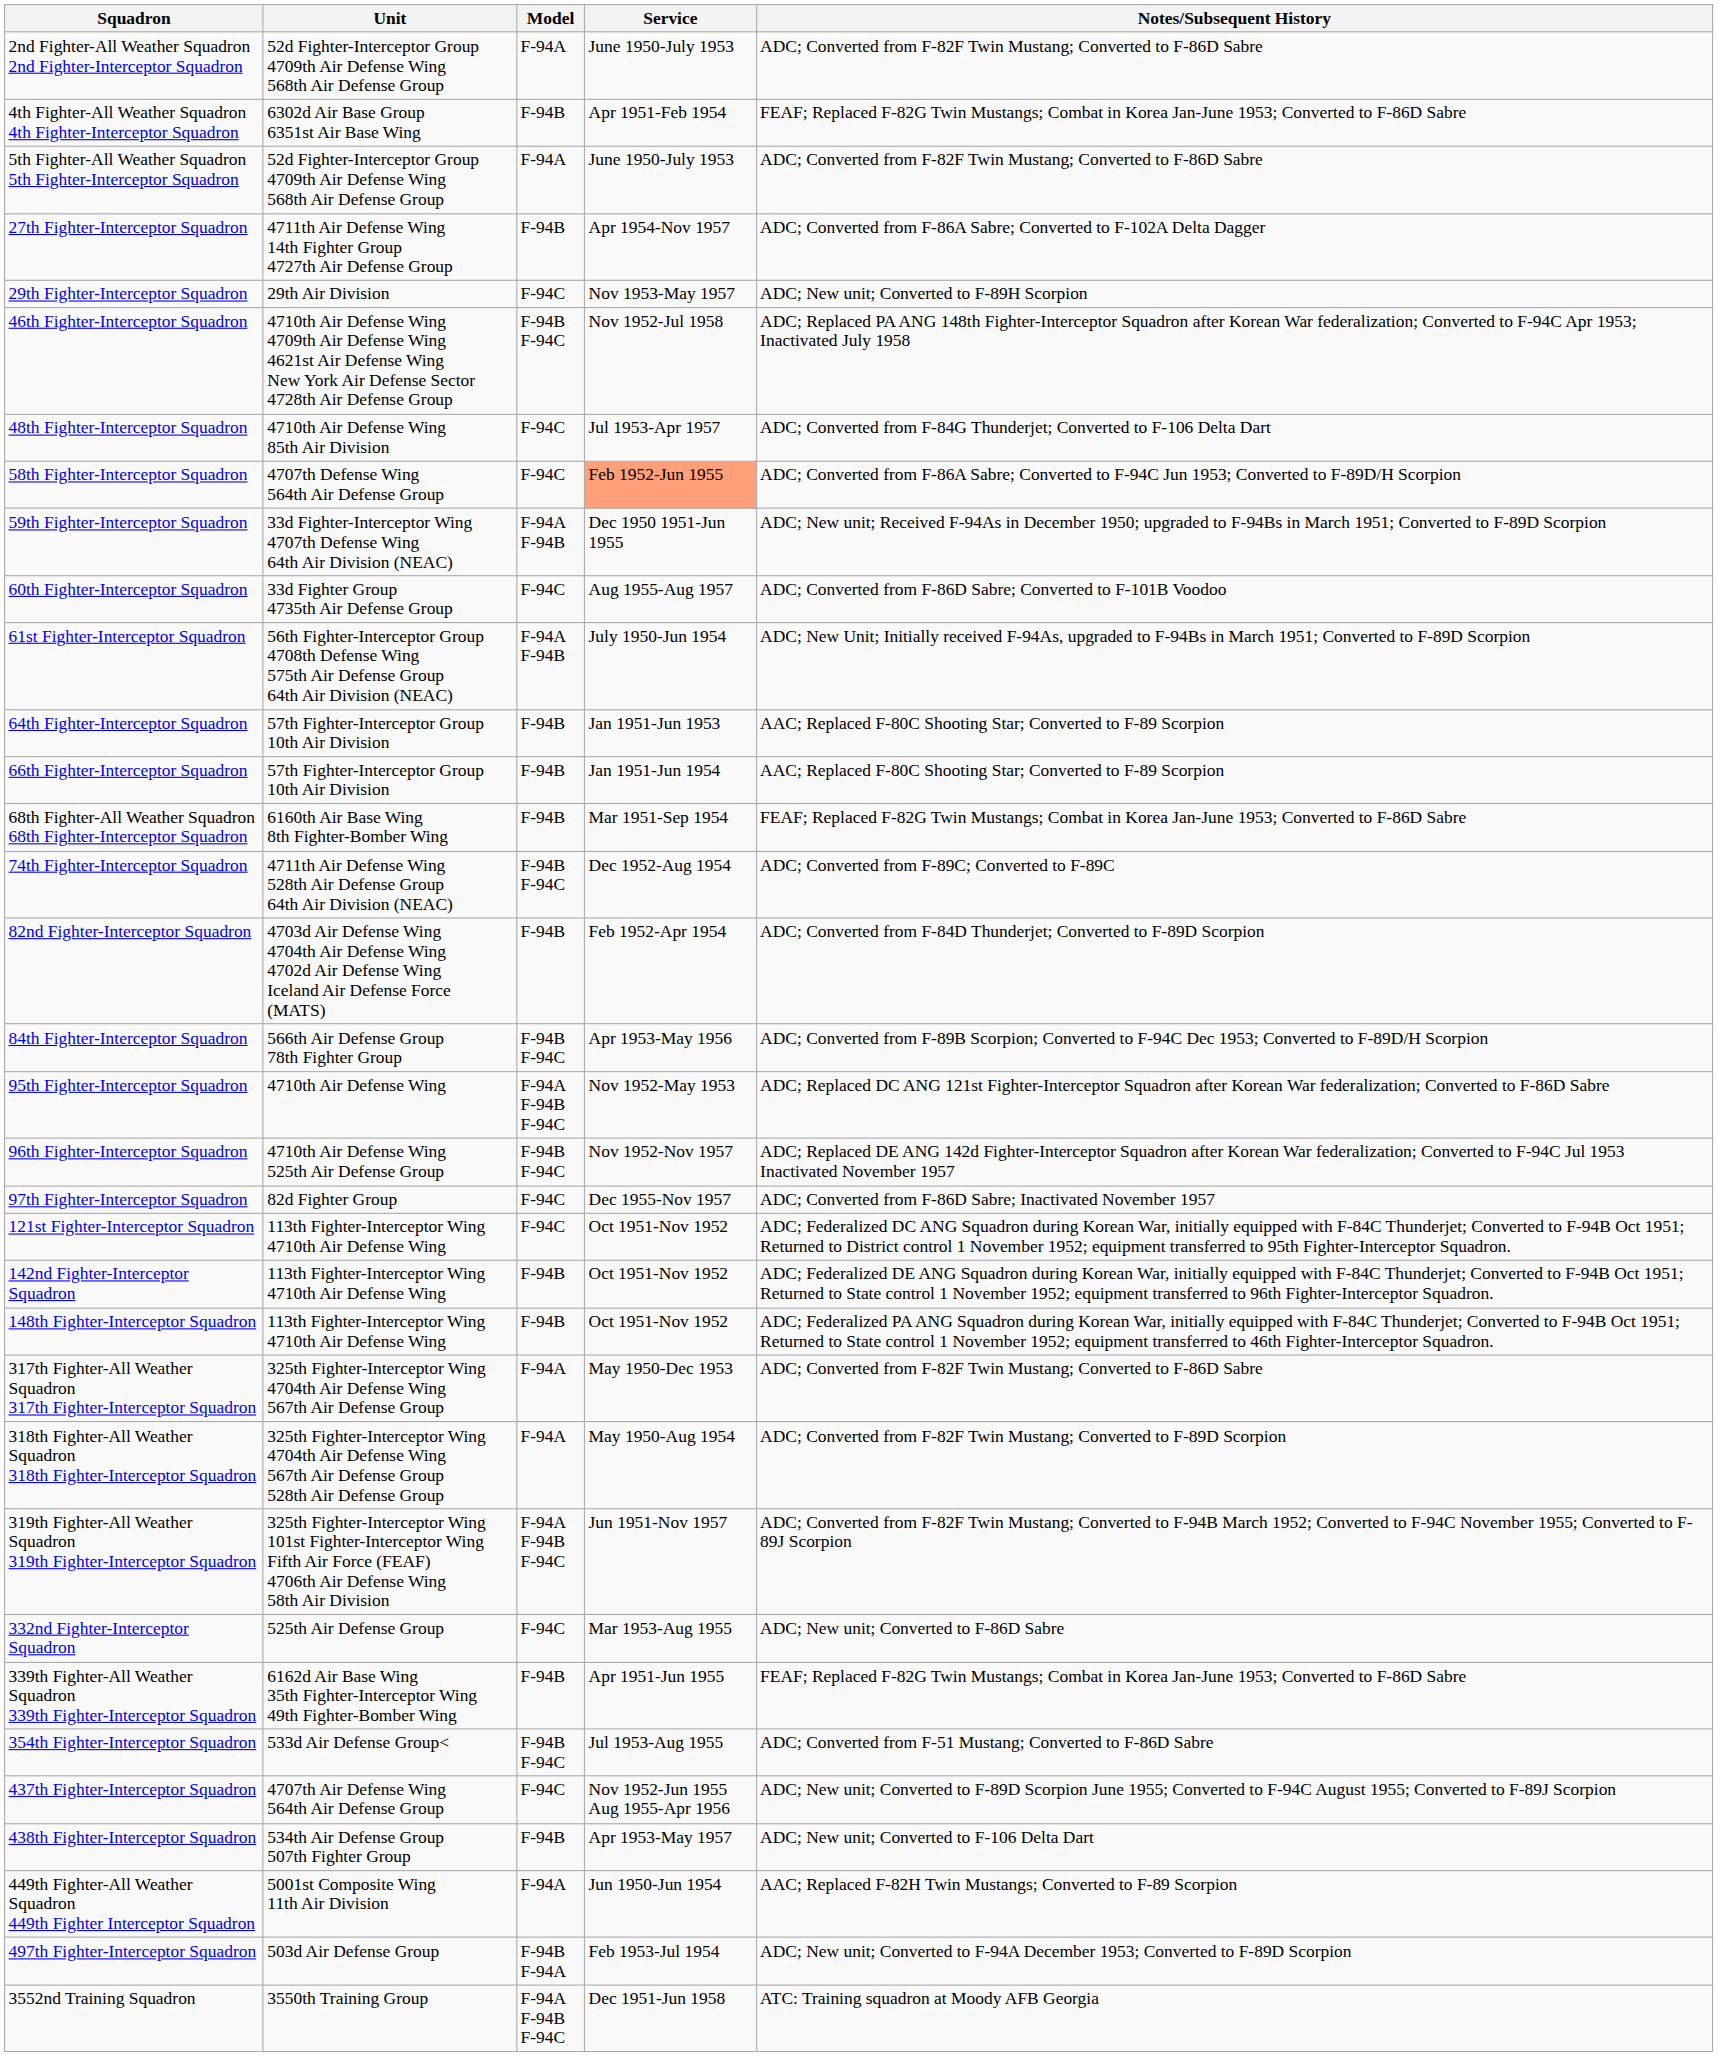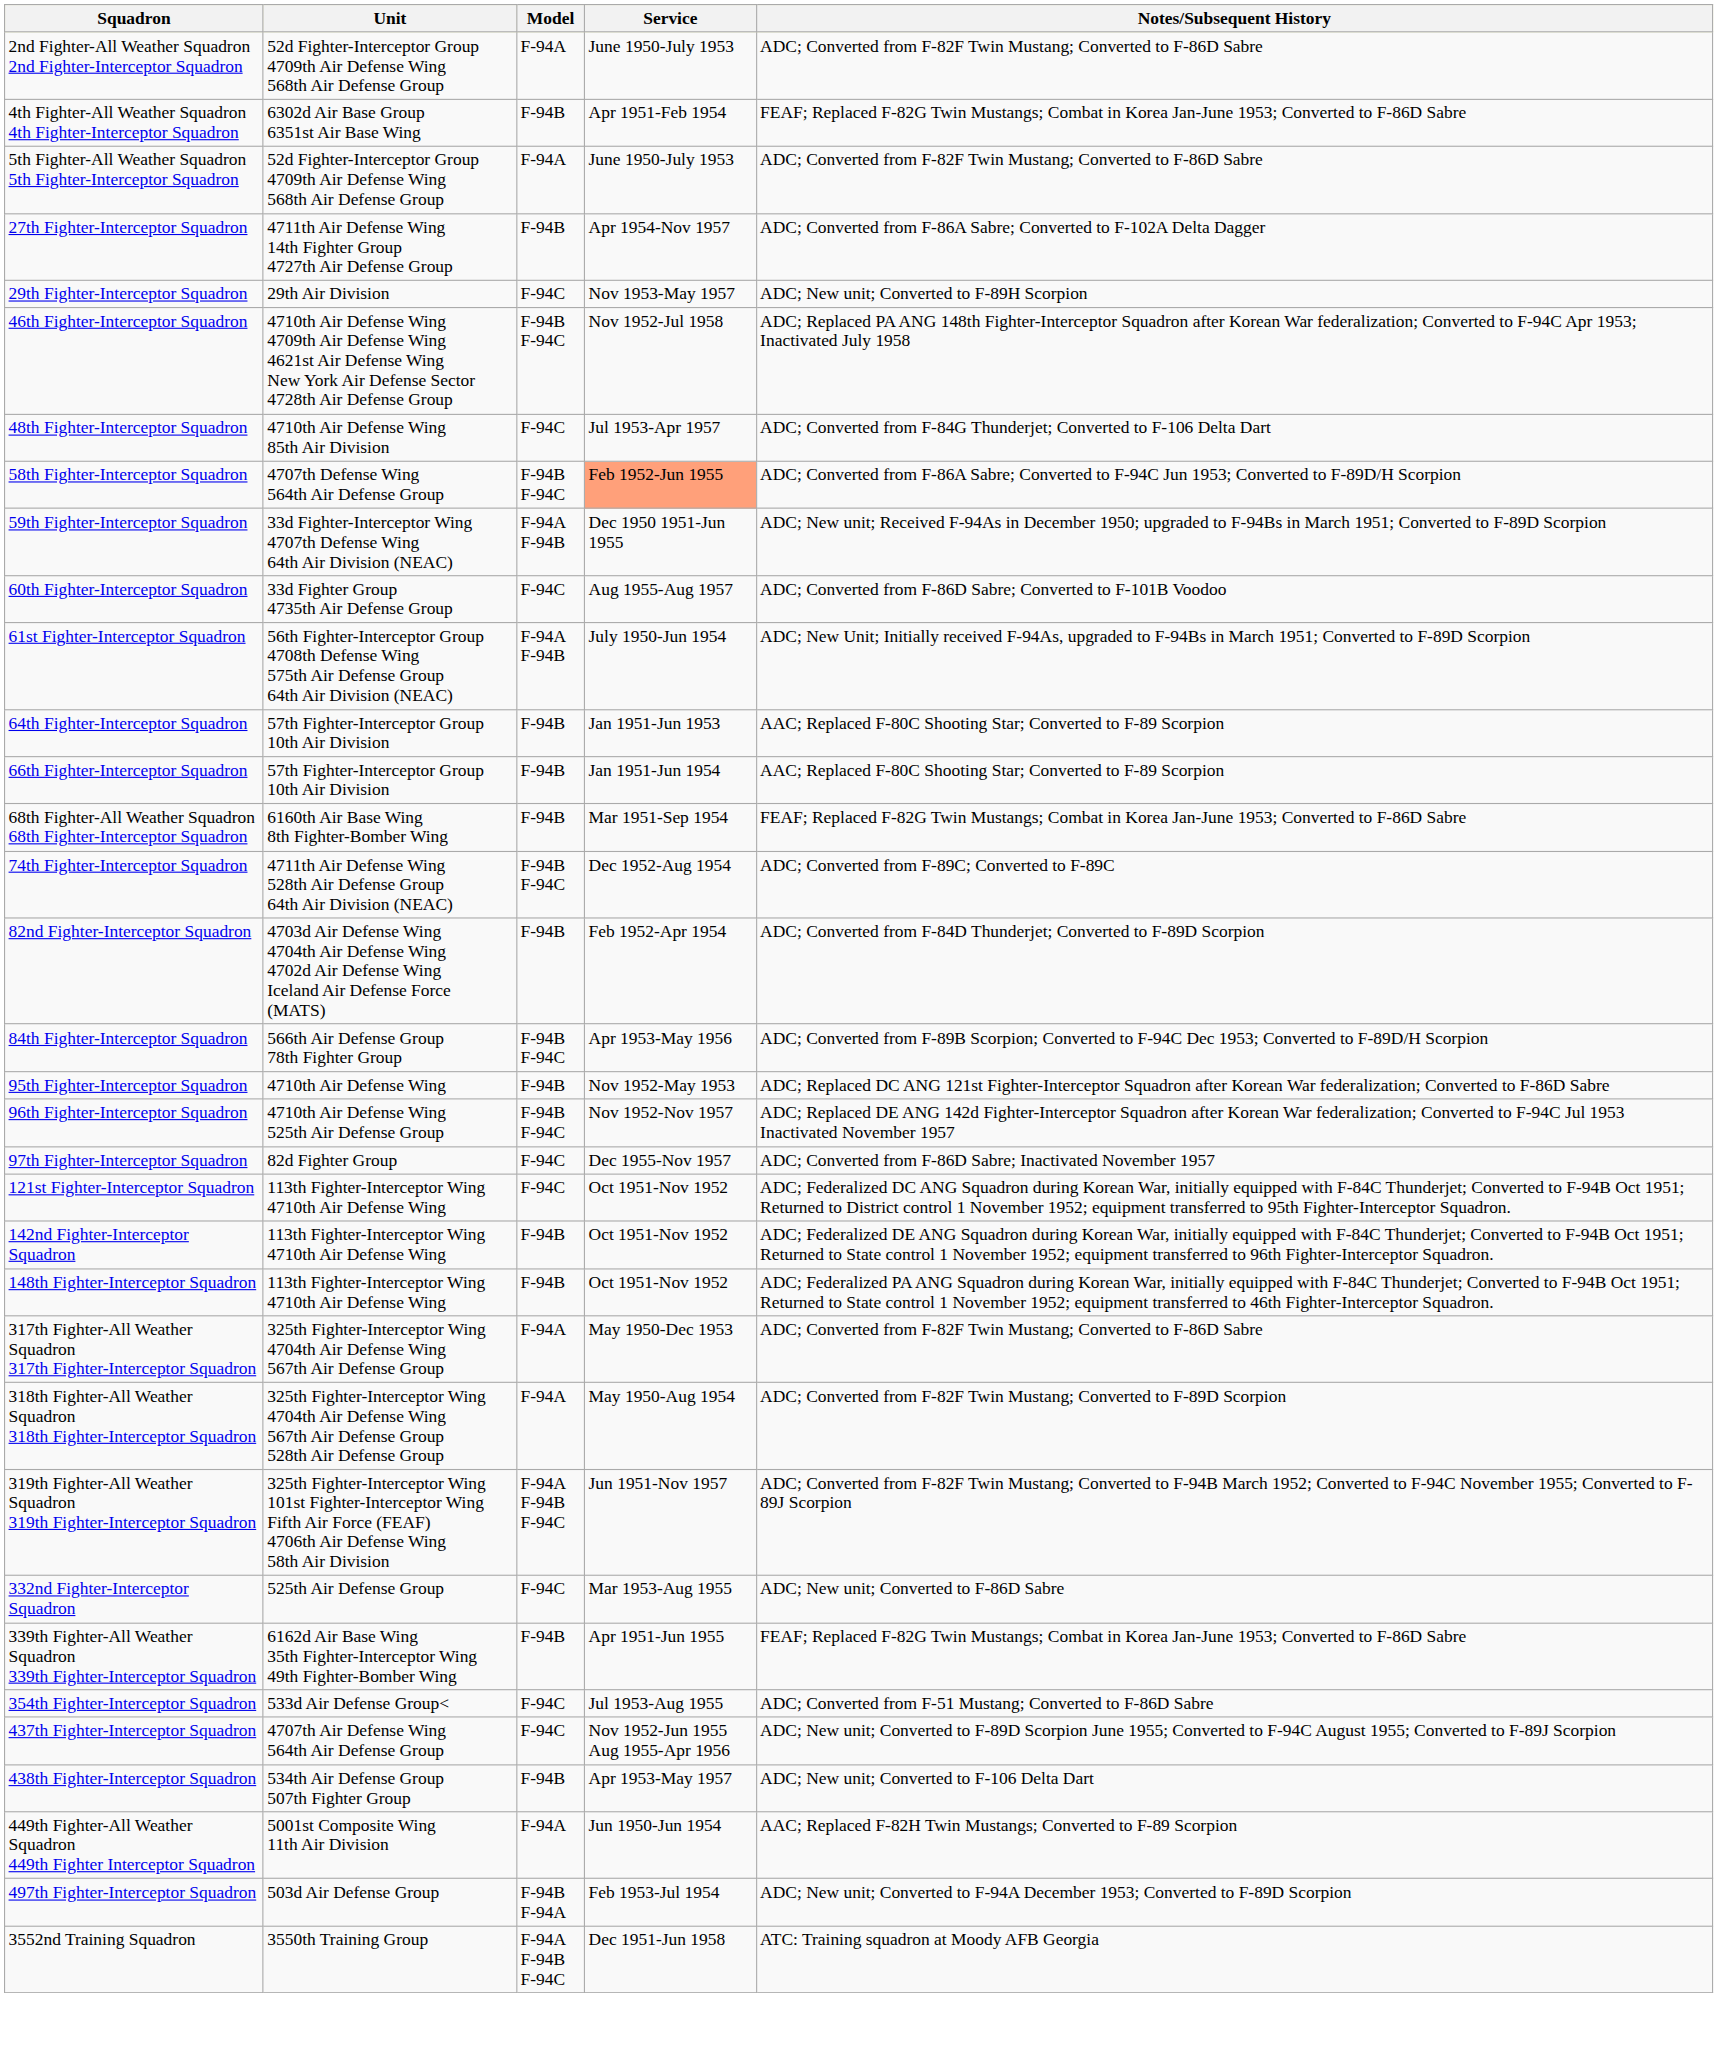(543, 475) F-94C -> (543, 484) F-94B F-94C
(543, 1104) F-94A F-94B F-94C -> (543, 1085) F-94B
(543, 1752) F-94B F-94C -> (543, 1703) F-94C
